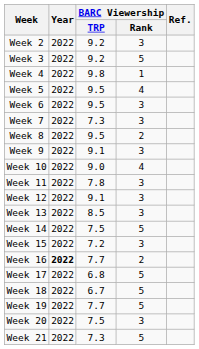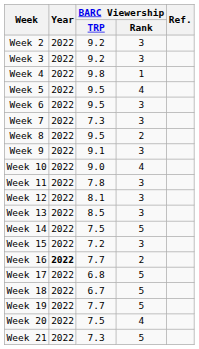(141, 58) 5 -> (141, 58) 3
(96, 198) 9.1 -> (96, 198) 8.1
(141, 321) 3 -> (141, 321) 4
